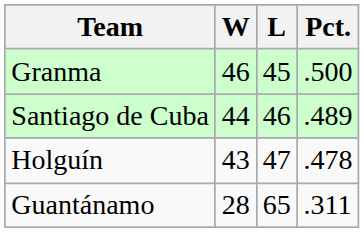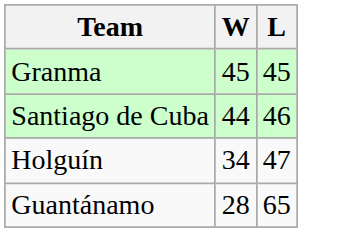- column: (328, 26)
(236, 71) 46 -> (236, 71) 45
(236, 159) 43 -> (236, 159) 34
